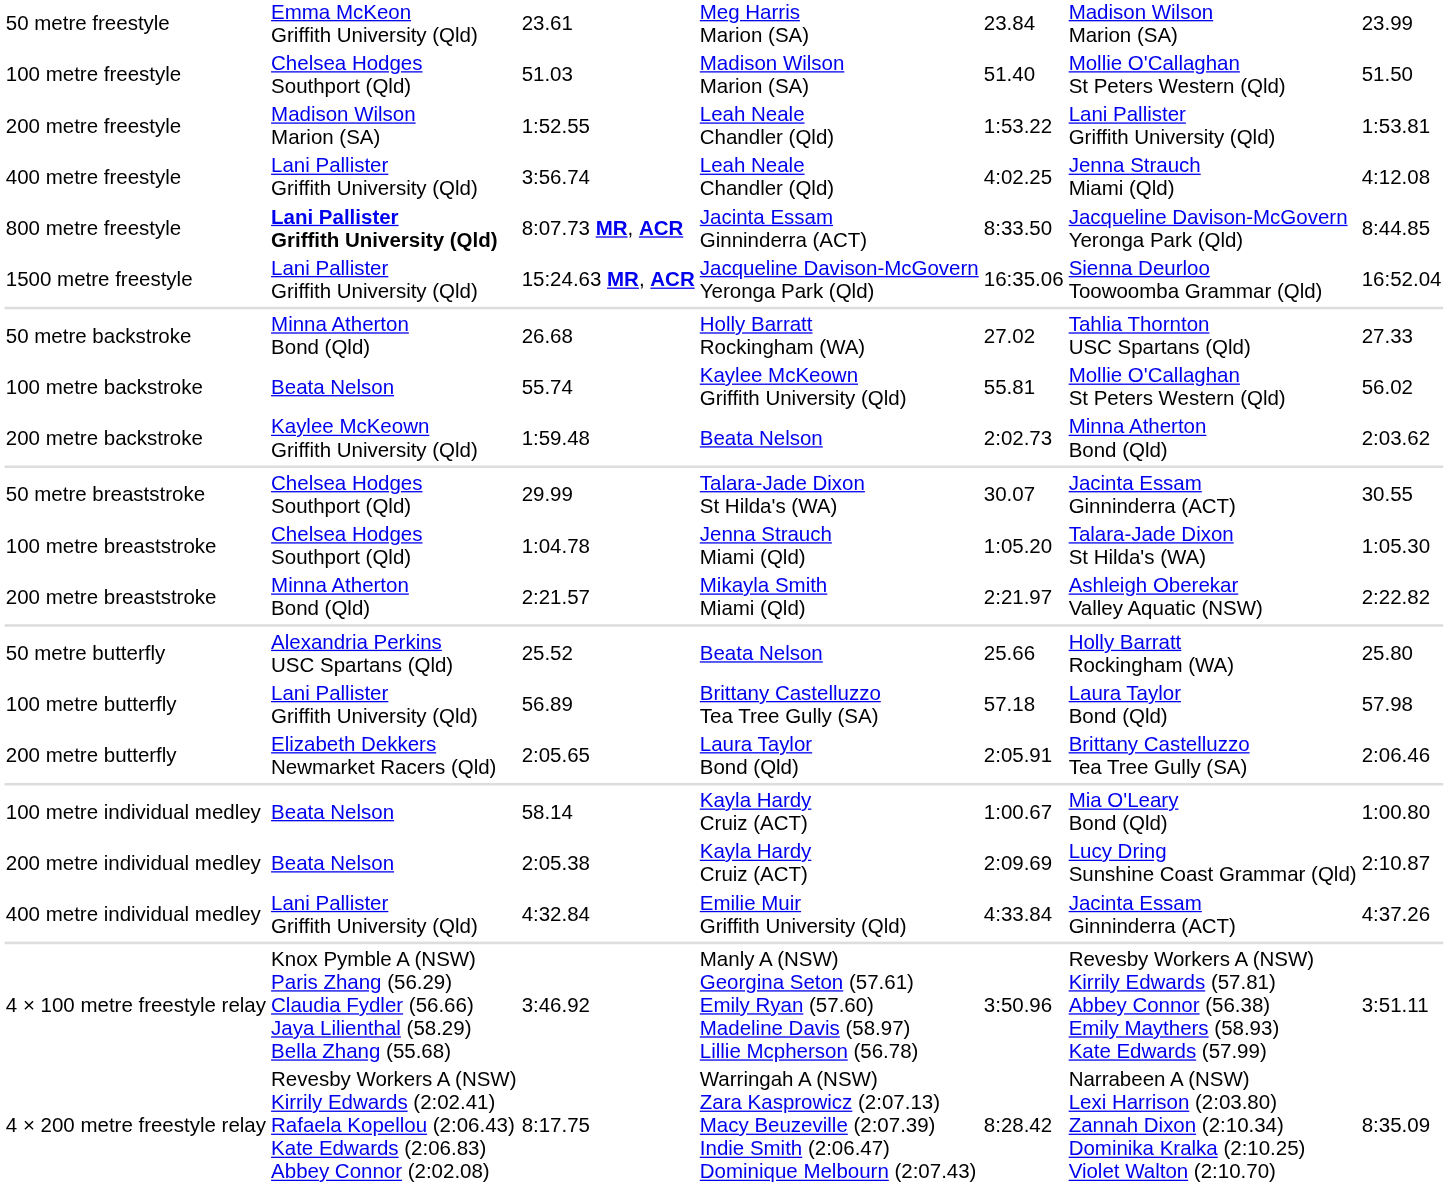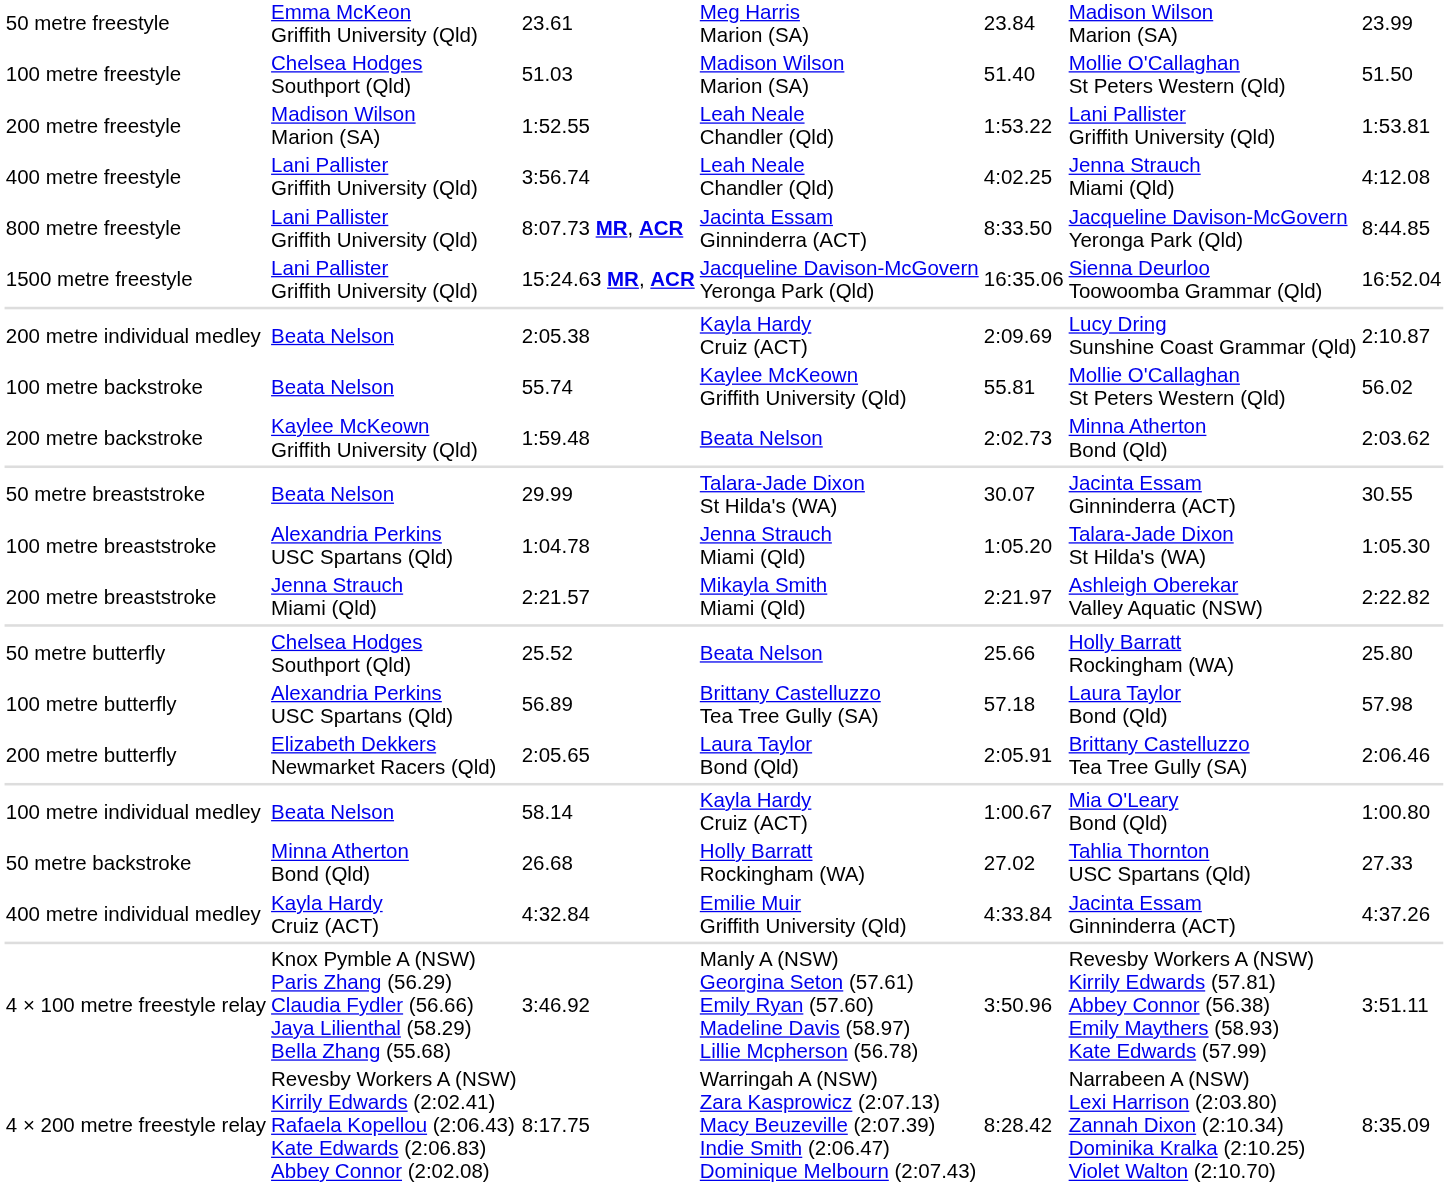(384, 228) bold -> (374, 228) normal
rows swapped: (99, 336) <-> (133, 863)
(347, 494) Chelsea Hodges Southport (Qld) -> (333, 494) Beata Nelson
(347, 545) Chelsea Hodges Southport (Qld) -> (362, 545) Alexandria Perkins USC Spartans (Qld)
(340, 597) Minna Atherton Bond (Qld) -> (337, 597) Jenna Strauch Miami (Qld)
(362, 653) Alexandria Perkins USC Spartans (Qld) -> (347, 653) Chelsea Hodges Southport (Qld)
(374, 704) Lani Pallister Griffith University (Qld) -> (362, 704) Alexandria Perkins USC Spartans (Qld)
(374, 914) Lani Pallister Griffith University (Qld) -> (327, 914) Kayla Hardy Cruiz (ACT)
